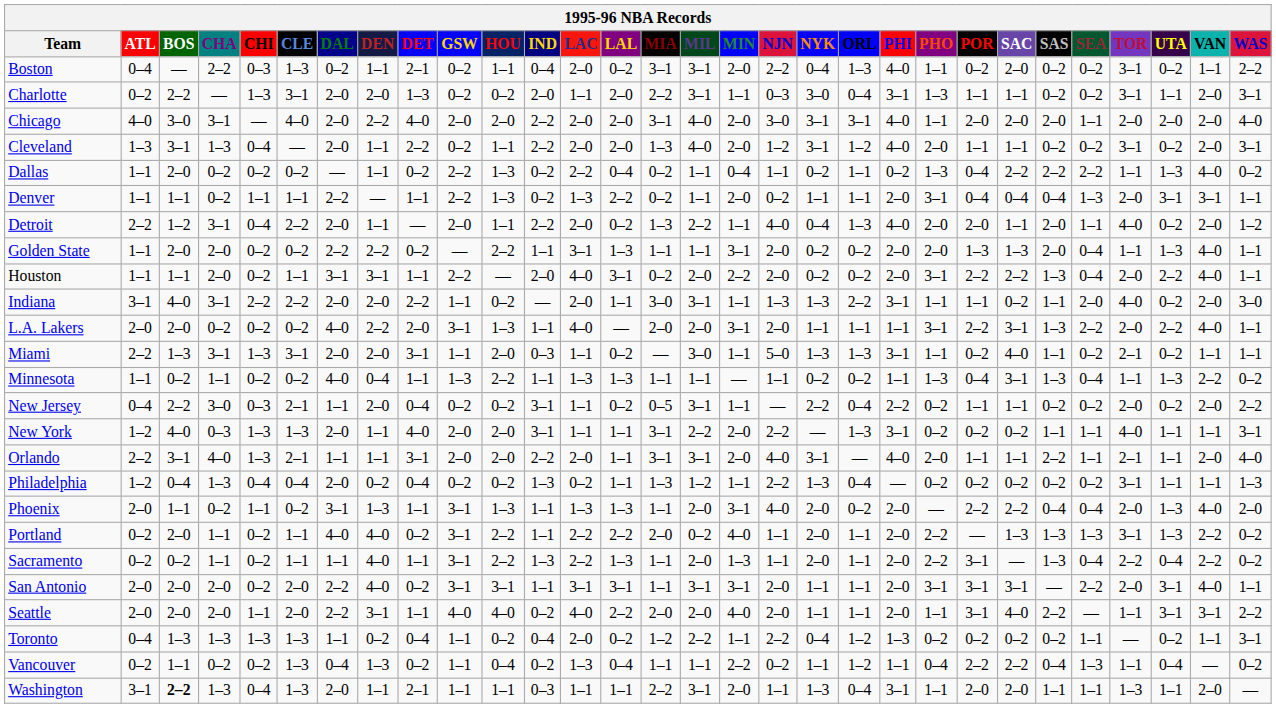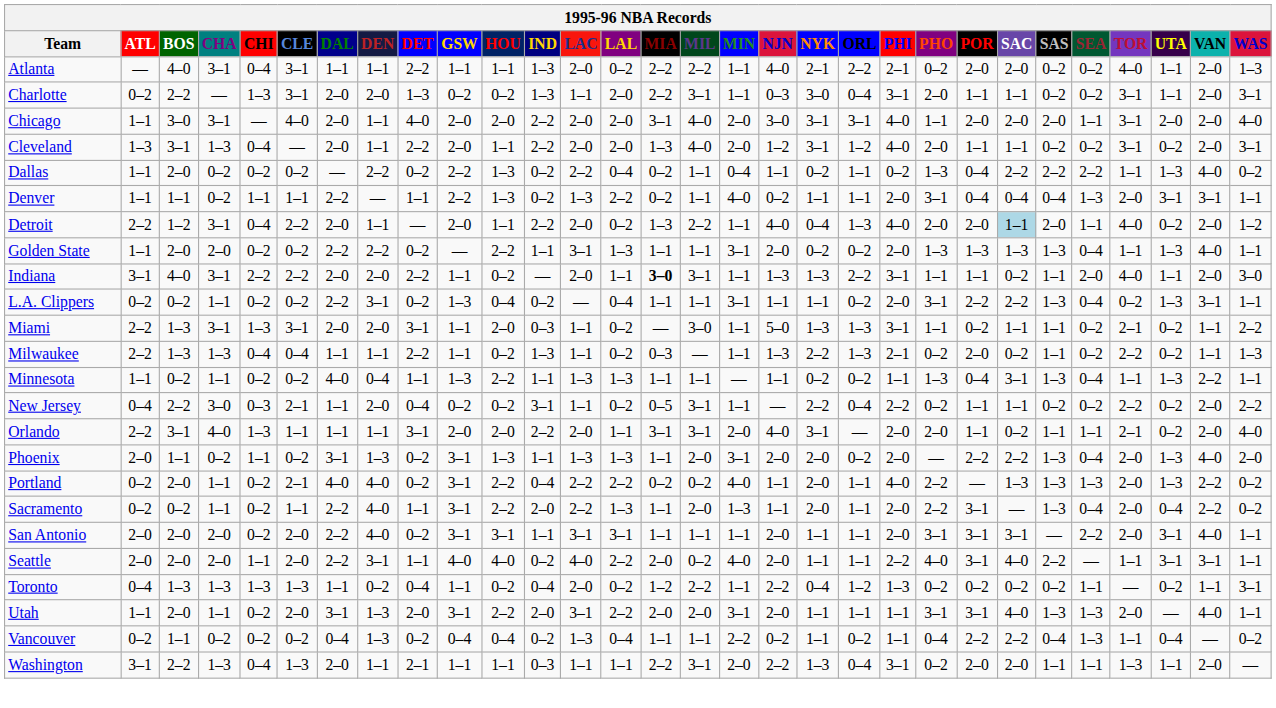+ row: (31, 69)
- row: (30, 69)
(543, 95) 2–0 -> (543, 95) 1–3
(936, 95) 1–3 -> (936, 95) 2–0
(140, 121) 4–0 -> (140, 121) 1–1
(378, 121) 2–2 -> (378, 121) 1–1
(1131, 121) 2–0 -> (1131, 121) 3–1
(460, 147) 0–2 -> (460, 147) 2–0
(378, 173) 1–1 -> (378, 173) 2–2
(739, 199) 2–0 -> (739, 199) 4–0
(1017, 224) no background -> (1017, 224) lightblue background
(936, 250) 2–0 -> (936, 250) 1–3
(1054, 250) 2–0 -> (1054, 250) 1–3
- row: (35, 276)
(661, 302) normal -> (661, 276) bold
(1171, 302) 0–2 -> (1171, 276) 1–1
+ row: (51, 302)
- row: (46, 328)
(1017, 354) 4–0 -> (1017, 328) 1–1
(1250, 354) 1–1 -> (1250, 328) 2–2
+ row: (44, 354)
(1250, 380) 0–2 -> (1250, 380) 1–1
(1131, 406) 2–0 -> (1131, 406) 2–2
- row: (40, 432)
(297, 457) 2–1 -> (297, 432) 1–1
(898, 457) 4–0 -> (898, 432) 2–0
(1017, 457) 1–1 -> (1017, 432) 0–2
(1054, 457) 2–2 -> (1054, 432) 1–1
(1171, 457) 1–1 -> (1171, 432) 0–2
- row: (47, 483)
(418, 509) 1–1 -> (418, 457) 0–2
(778, 509) 4–0 -> (778, 457) 2–0
(1054, 509) 0–4 -> (1054, 457) 1–3
(297, 535) 1–1 -> (297, 483) 2–1
(543, 535) 1–1 -> (543, 483) 0–4
(661, 535) 2–0 -> (661, 483) 0–2
(898, 535) 2–0 -> (898, 483) 4–0
(1131, 535) 3–1 -> (1131, 483) 2–0
(337, 561) 1–1 -> (337, 509) 2–2
(543, 561) 1–3 -> (543, 509) 2–0
(1131, 561) 2–2 -> (1131, 509) 2–0
(700, 587) 3–1 -> (700, 535) 1–1
(739, 587) 3–1 -> (739, 535) 1–1
(700, 613) 2–0 -> (700, 561) 0–2
(898, 613) 2–0 -> (898, 561) 2–2
(936, 613) 1–1 -> (936, 561) 4–0
(1250, 613) 2–2 -> (1250, 561) 1–1
+ row: (23, 613)
(297, 665) 1–3 -> (297, 639) 0–2
(460, 665) 1–1 -> (460, 639) 0–4
(859, 665) 1–2 -> (859, 639) 0–2
(179, 690) bold -> (179, 665) normal
(778, 690) 1–1 -> (778, 665) 2–2
(936, 690) 1–1 -> (936, 665) 0–2
